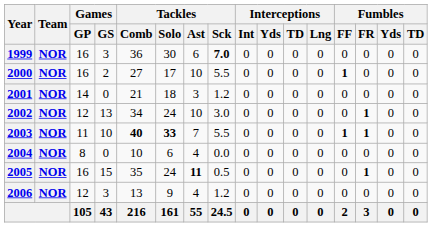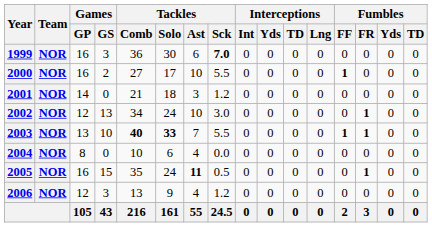(82, 133) 11 -> (82, 133) 13
